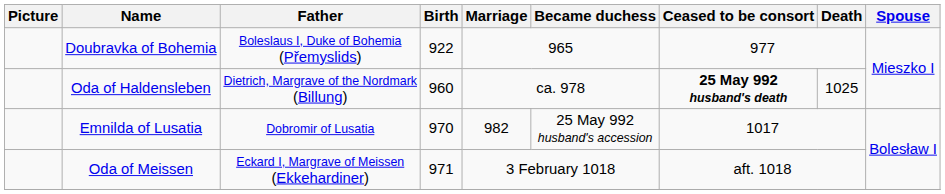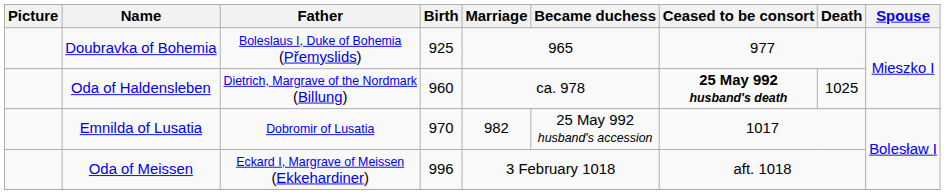(441, 48) 922 -> (441, 48) 925
(441, 169) 971 -> (441, 169) 996
